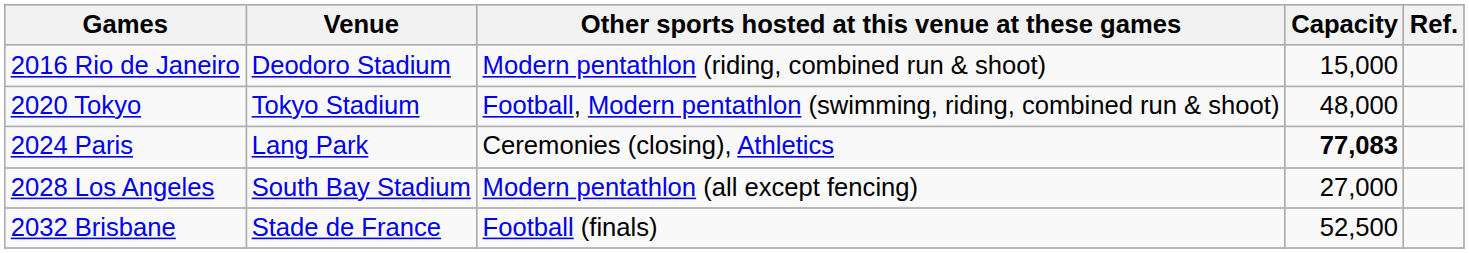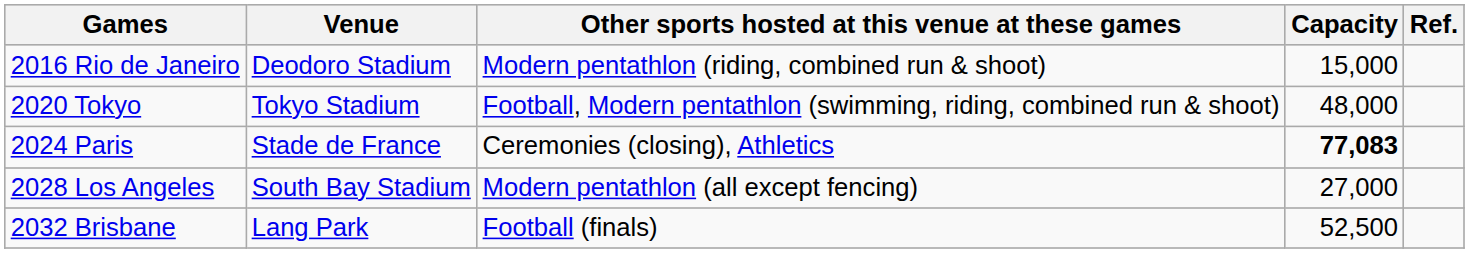(310, 146) Lang Park -> (346, 146) Stade de France
(346, 227) Stade de France -> (310, 227) Lang Park
